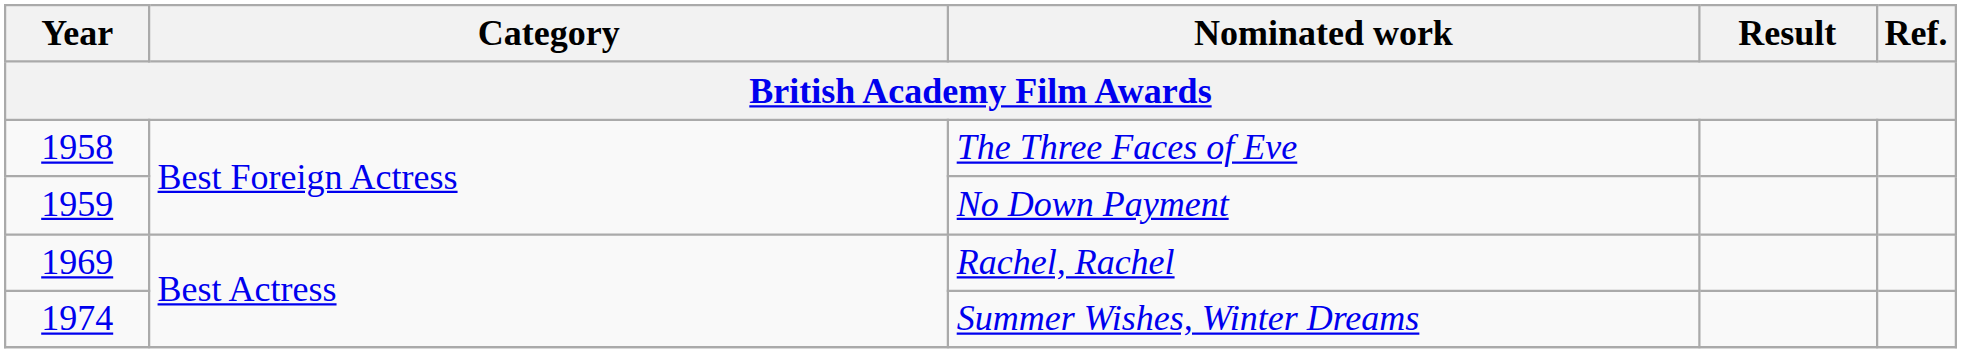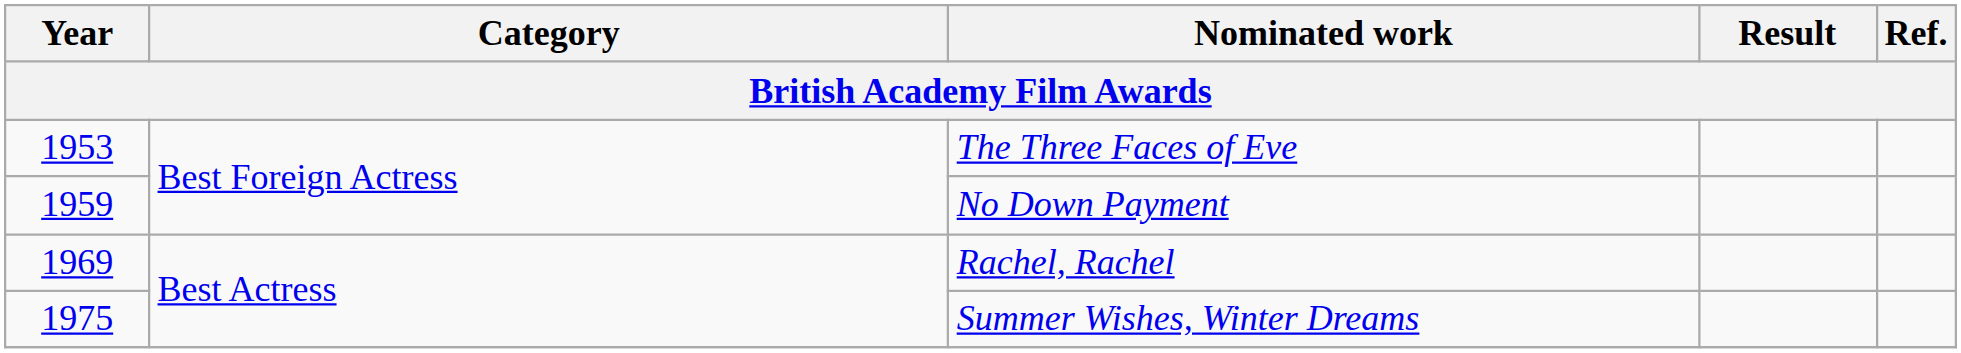(77, 147) 1958 -> (77, 147) 1953
(77, 318) 1974 -> (77, 318) 1975
